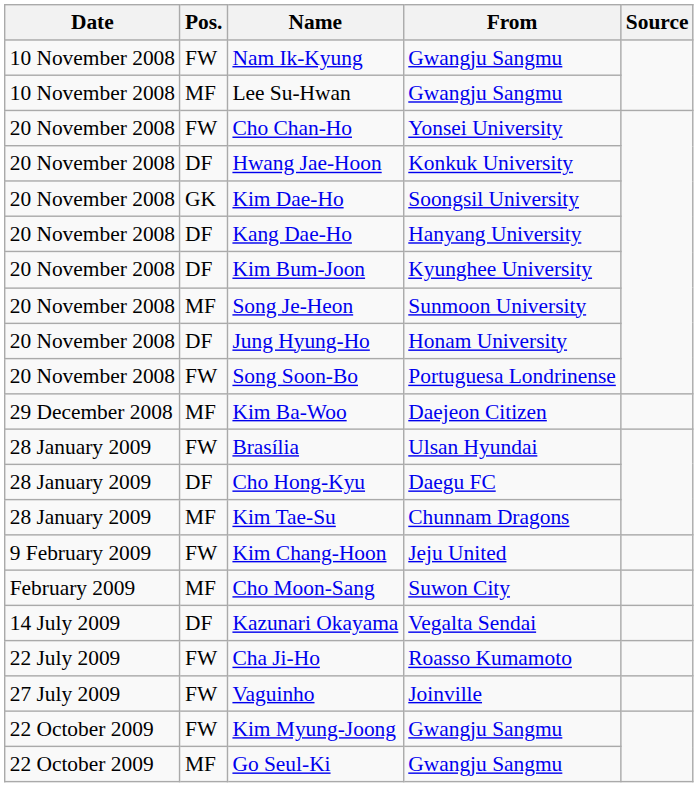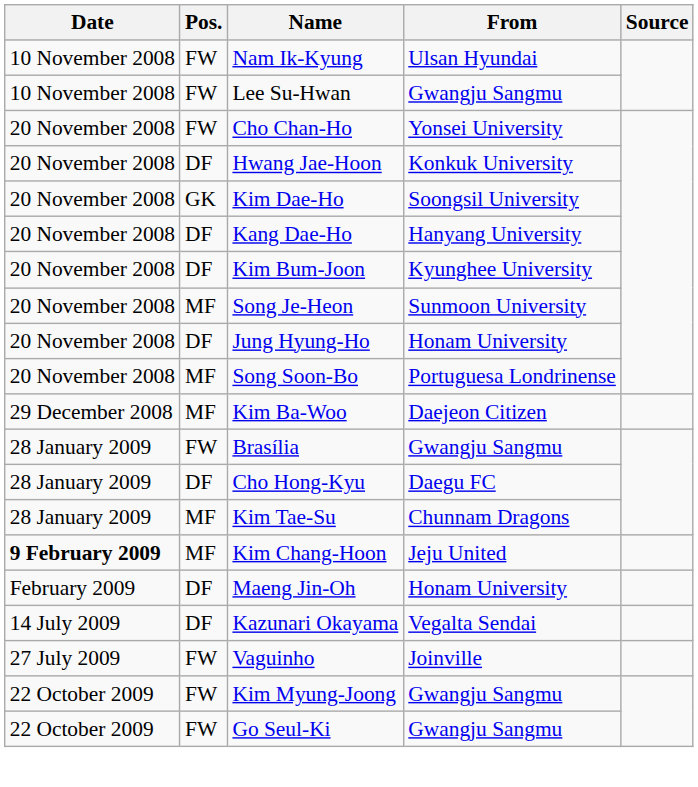(485, 57) Gwangju Sangmu -> (473, 57) Ulsan Hyundai
(200, 93) MF -> (201, 93) FW
(201, 375) FW -> (200, 375) MF
(473, 446) Ulsan Hyundai -> (485, 446) Gwangju Sangmu
(80, 552) normal -> (85, 552) bold
(201, 552) FW -> (200, 552) MF
- row: (304, 587)
+ row: (294, 587)
- row: (276, 658)
(200, 764) MF -> (201, 729) FW
